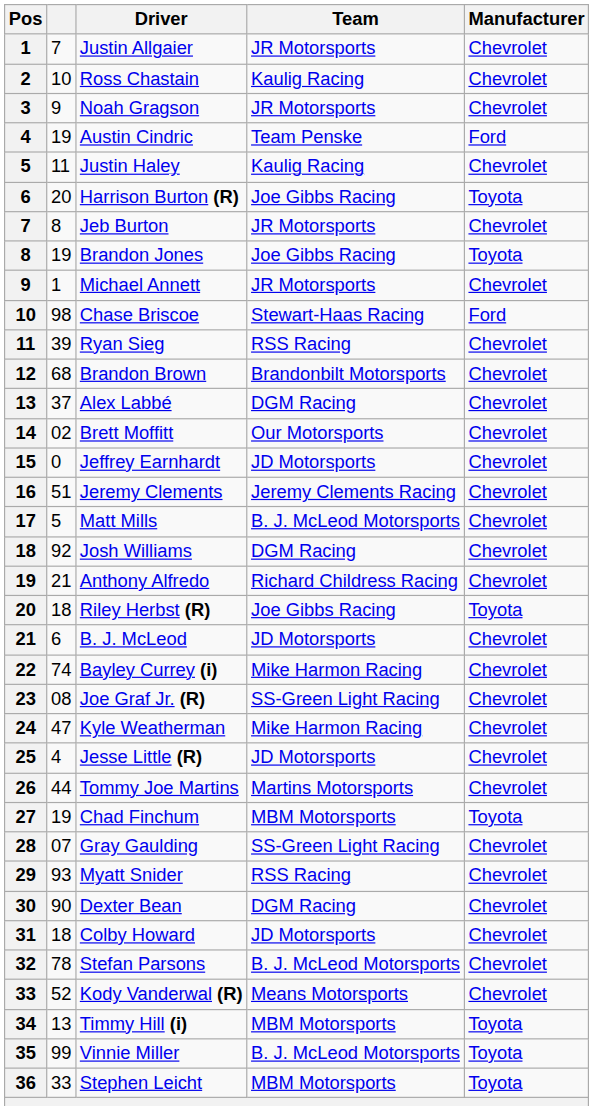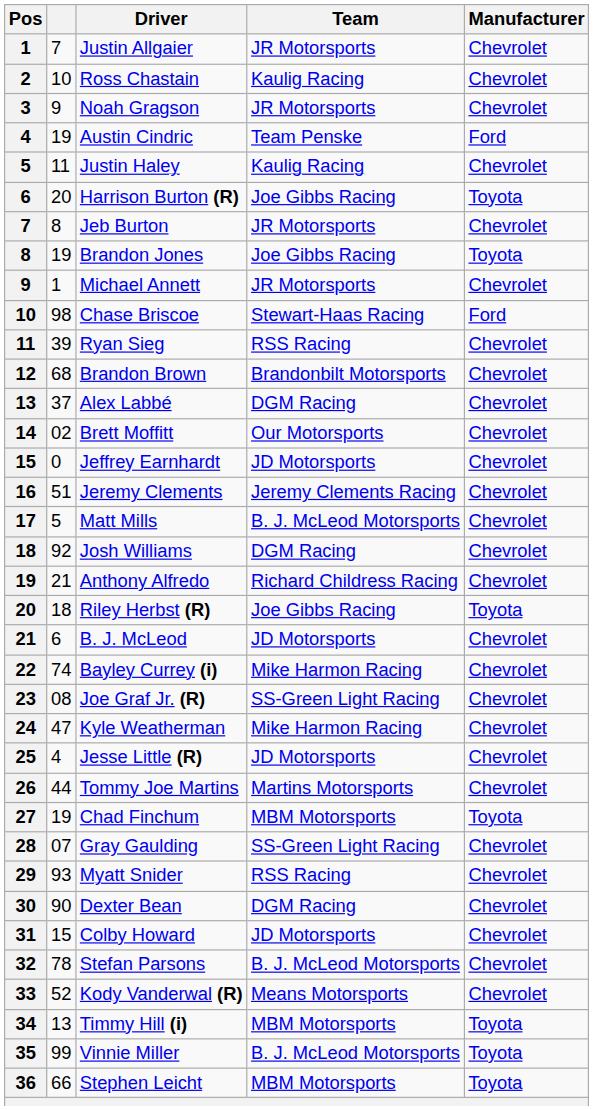(61, 934) 18 -> (61, 934) 15
(61, 1082) 33 -> (61, 1082) 66
